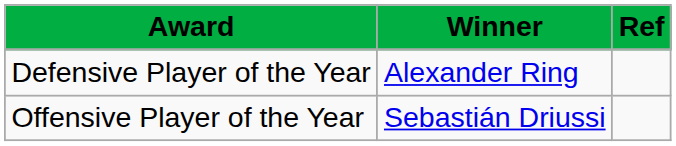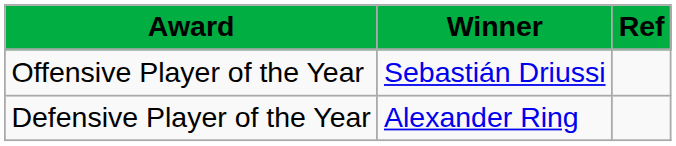rows swapped: (191, 72) <-> (188, 117)
